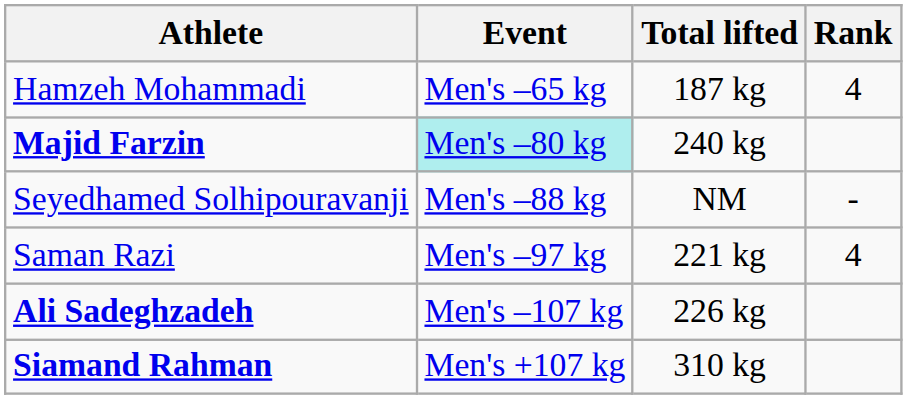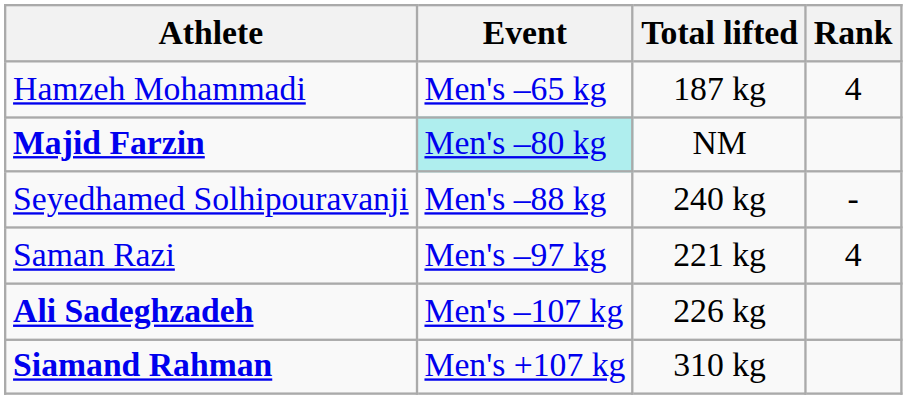(720, 143) 240 kg -> (720, 143) NM
(720, 199) NM -> (720, 199) 240 kg
